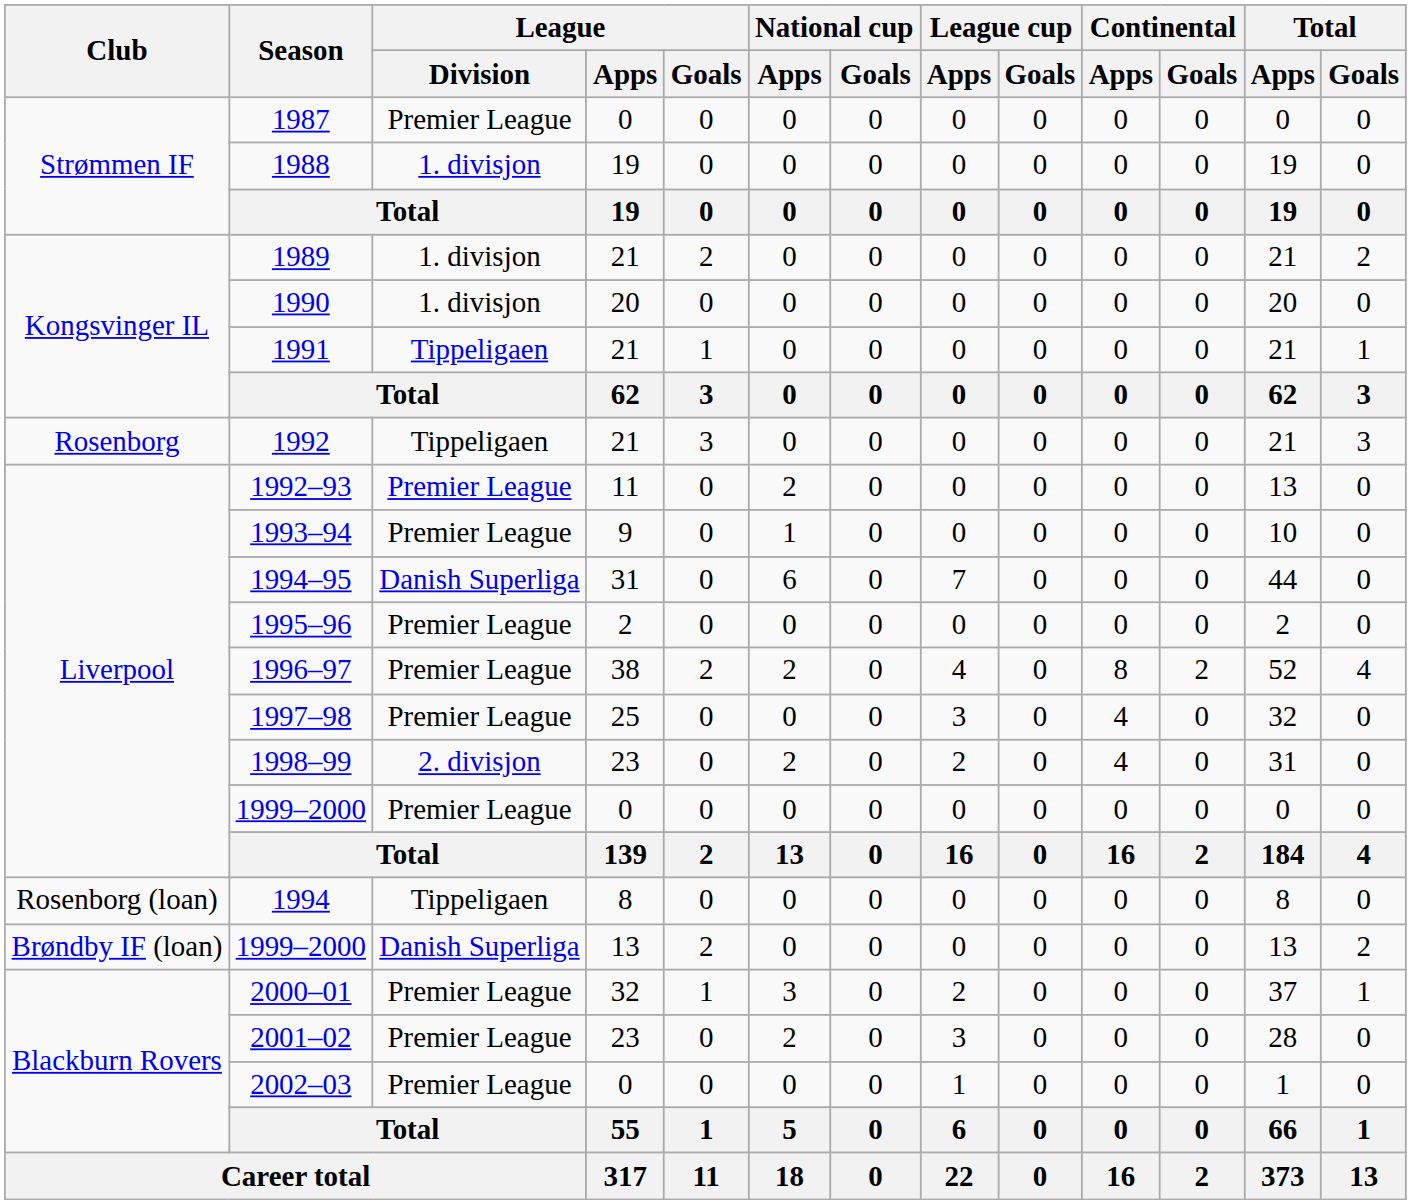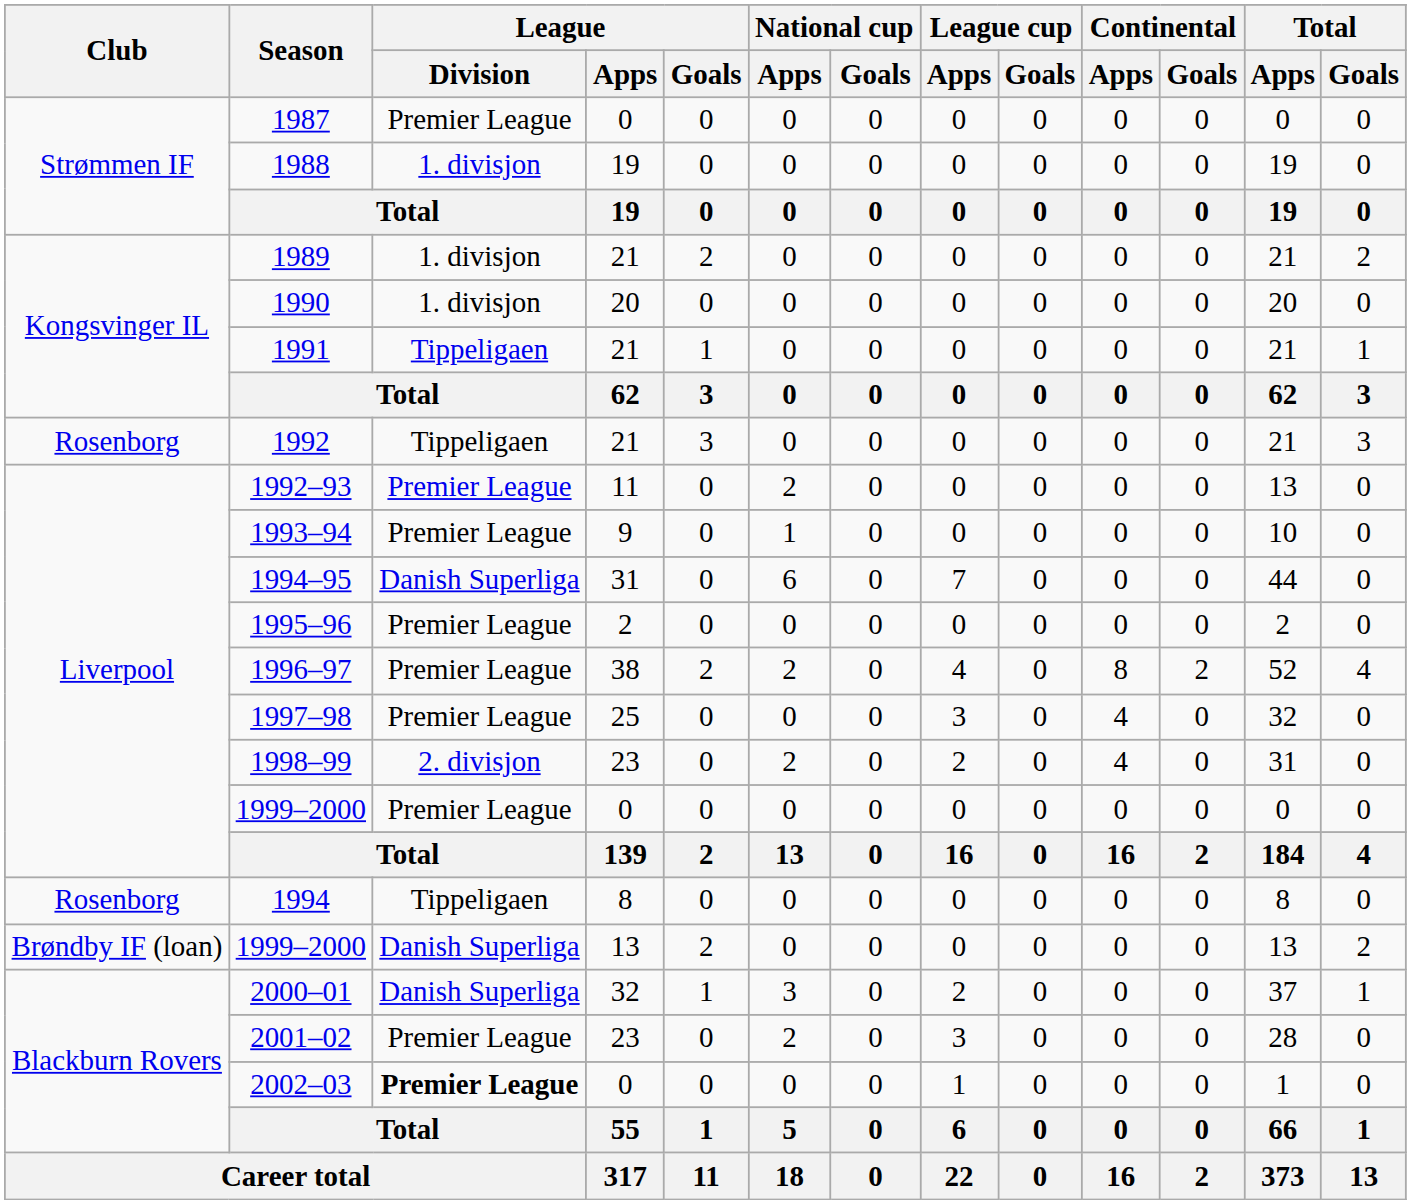(117, 900) Rosenborg (loan) -> (117, 900) Rosenborg
(479, 991) Premier League -> (479, 991) Danish Superliga
(479, 1083) normal -> (479, 1083) bold
